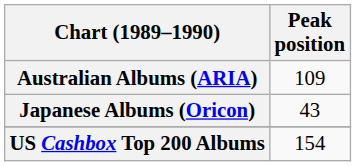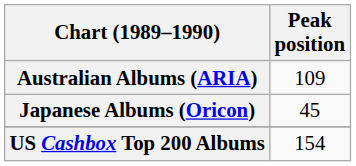(310, 110) 43 -> (310, 110) 45
